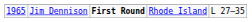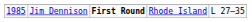(16, 11) 1965 -> (16, 11) 1985
